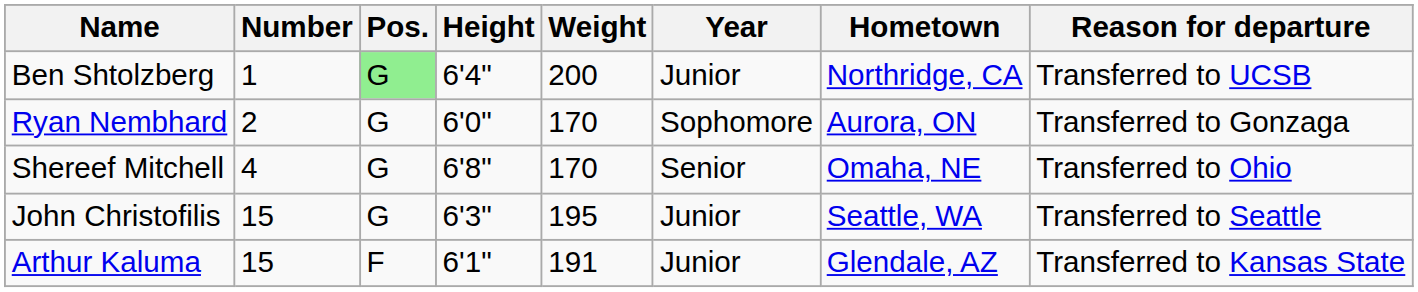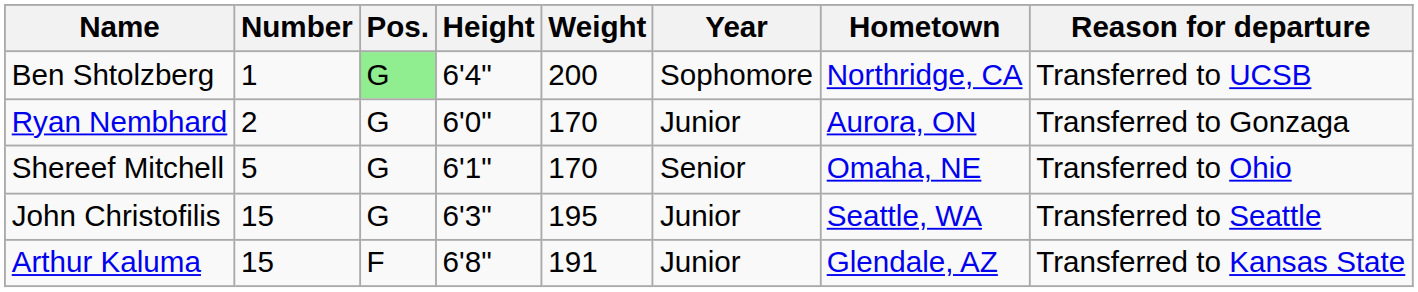(700, 74) Junior -> (737, 74) Sophomore
(737, 121) Sophomore -> (700, 121) Junior
(249, 168) 4 -> (249, 168) 5
(467, 168) 6'8" -> (467, 168) 6'1"
(467, 262) 6'1" -> (467, 262) 6'8"
